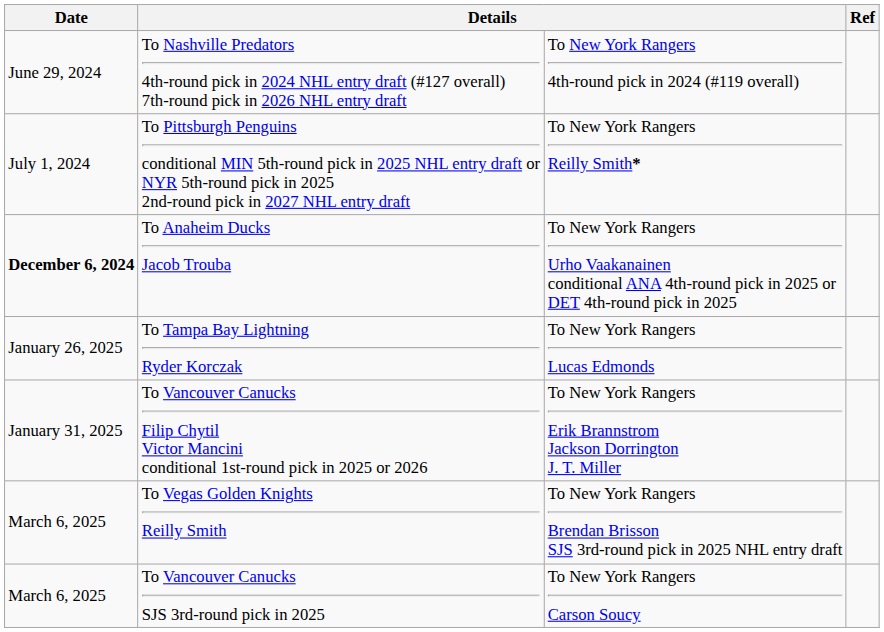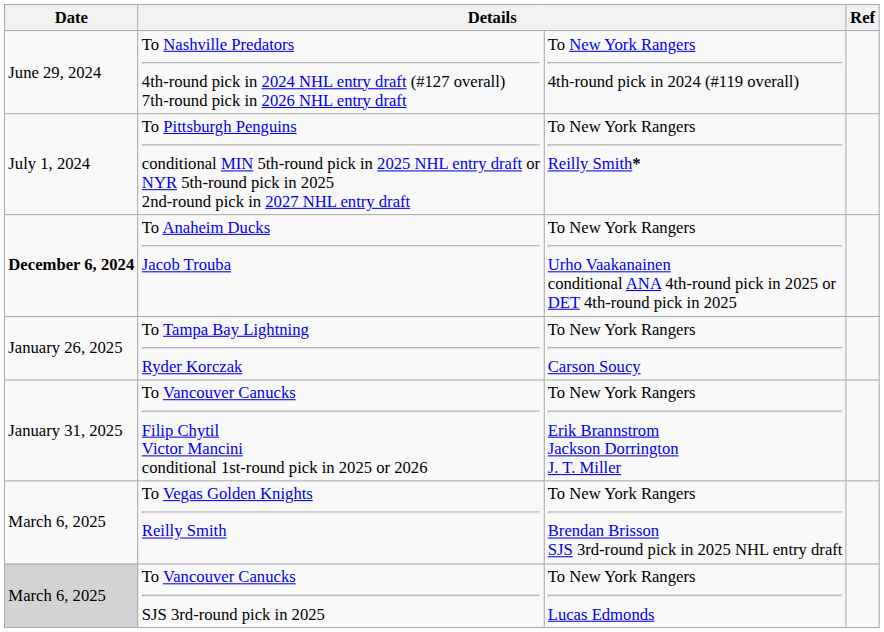(695, 347) To New York Rangers Lucas Edmonds -> (695, 347) To New York Rangers Carson Soucy
(57, 595) no background -> (57, 595) lightgrey background
(695, 595) To New York Rangers Carson Soucy -> (695, 595) To New York Rangers Lucas Edmonds
